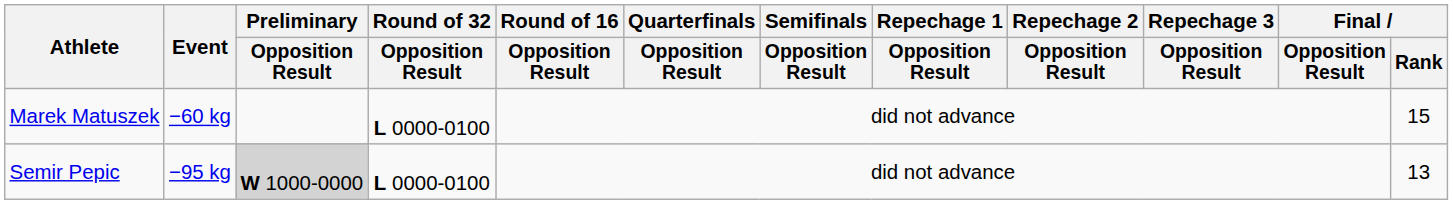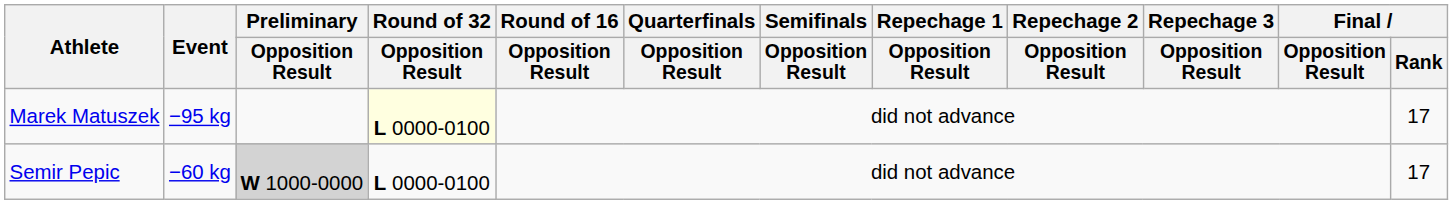(200, 117) −60 kg -> (200, 117) −95 kg
(432, 128) no background -> (432, 128) lightyellow background
(1419, 117) 15 -> (1419, 117) 17
(200, 172) −95 kg -> (200, 172) −60 kg
(1419, 172) 13 -> (1419, 172) 17
